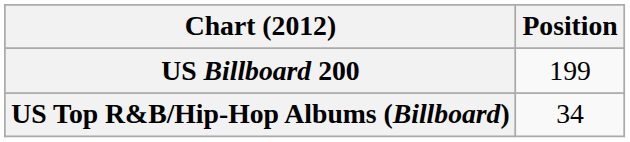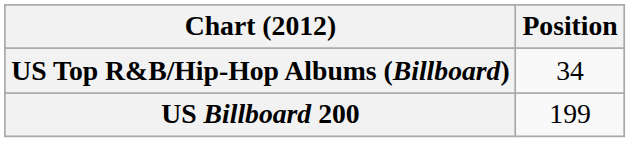rows swapped: (260, 70) <-> (260, 114)
